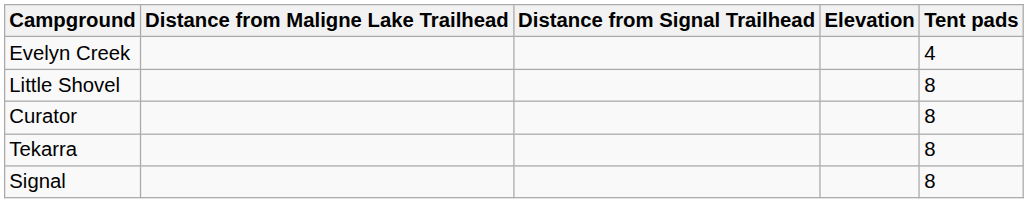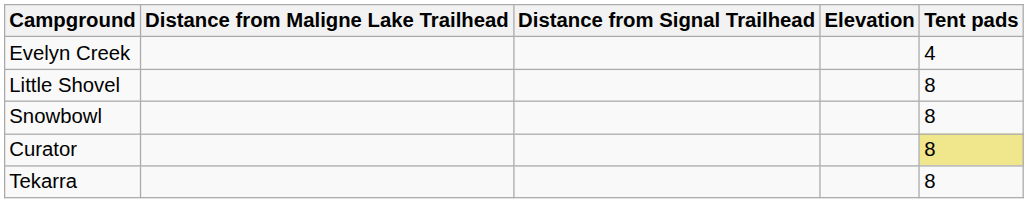+ row: (56, 117)
(930, 117) no background -> (930, 149) khaki background
- row: (38, 181)
